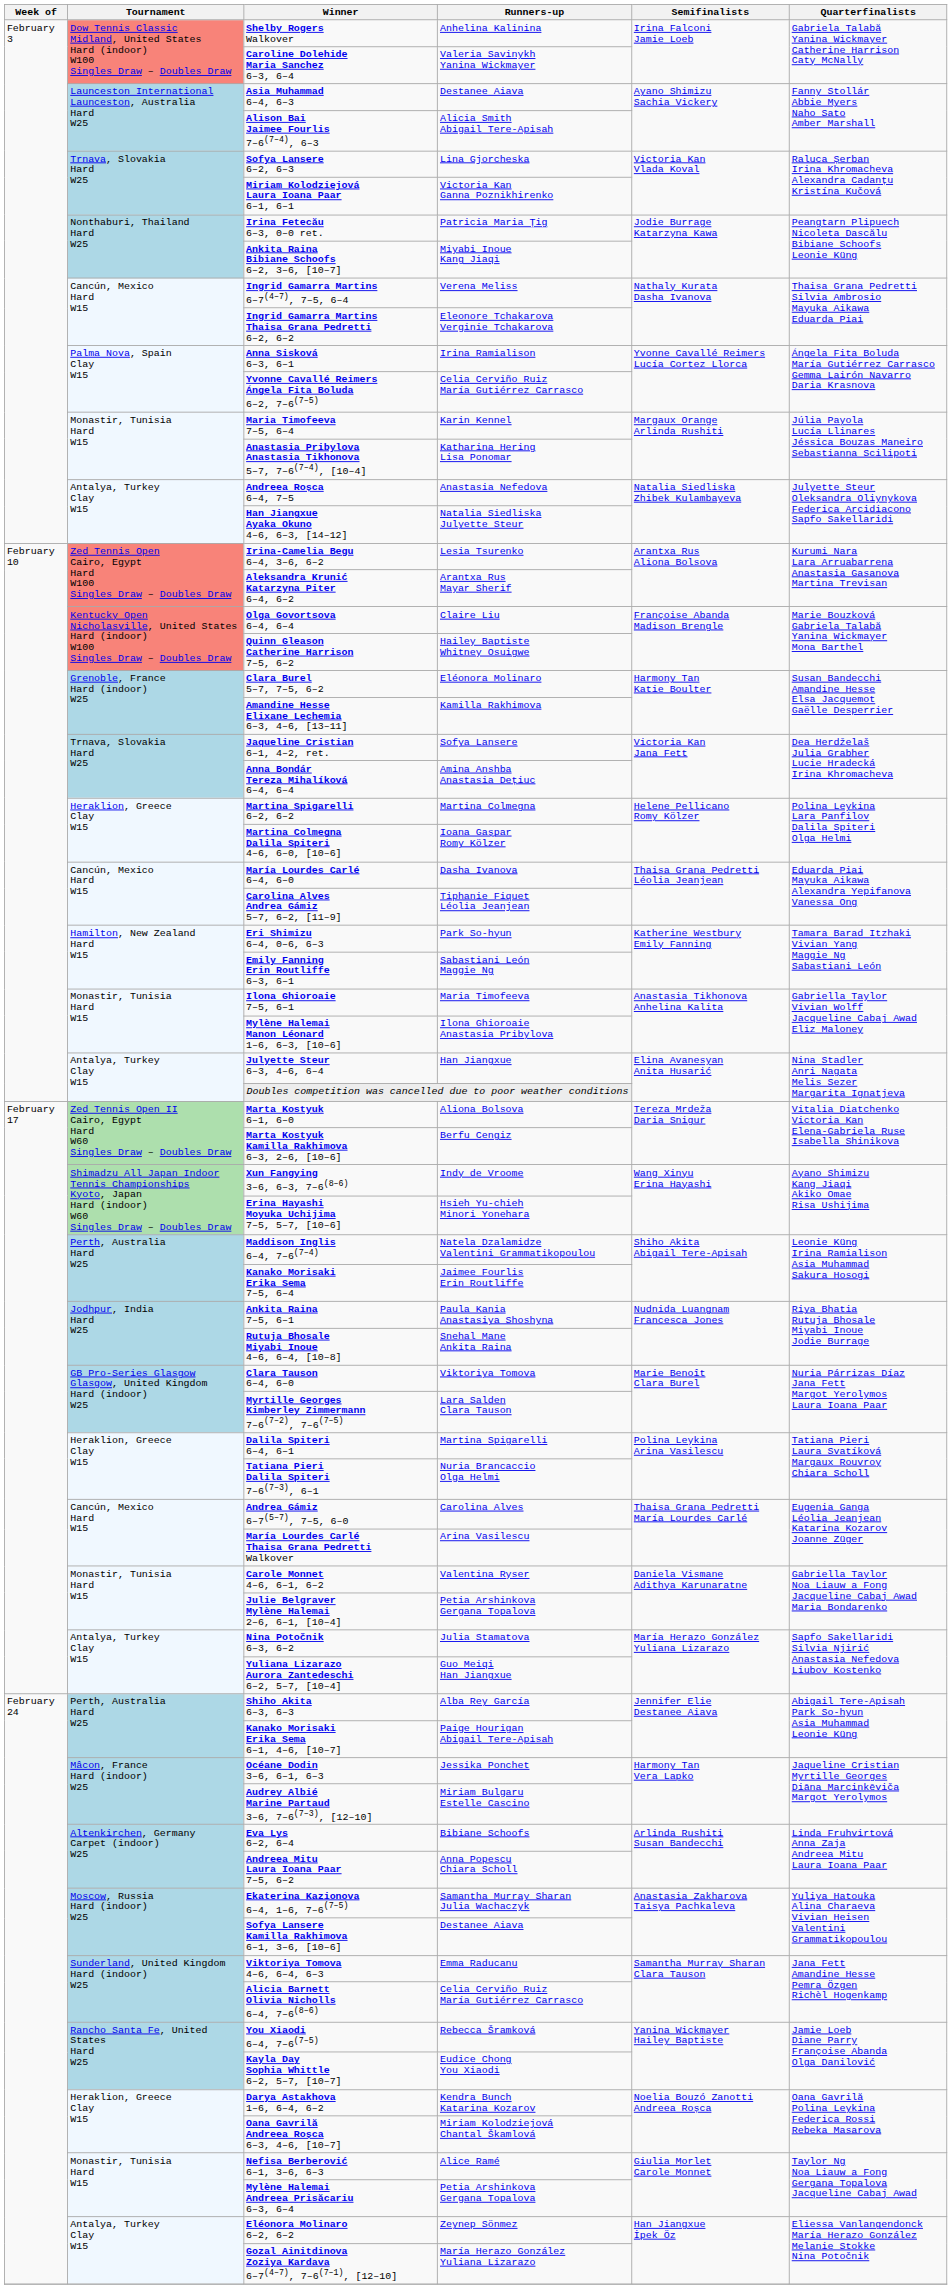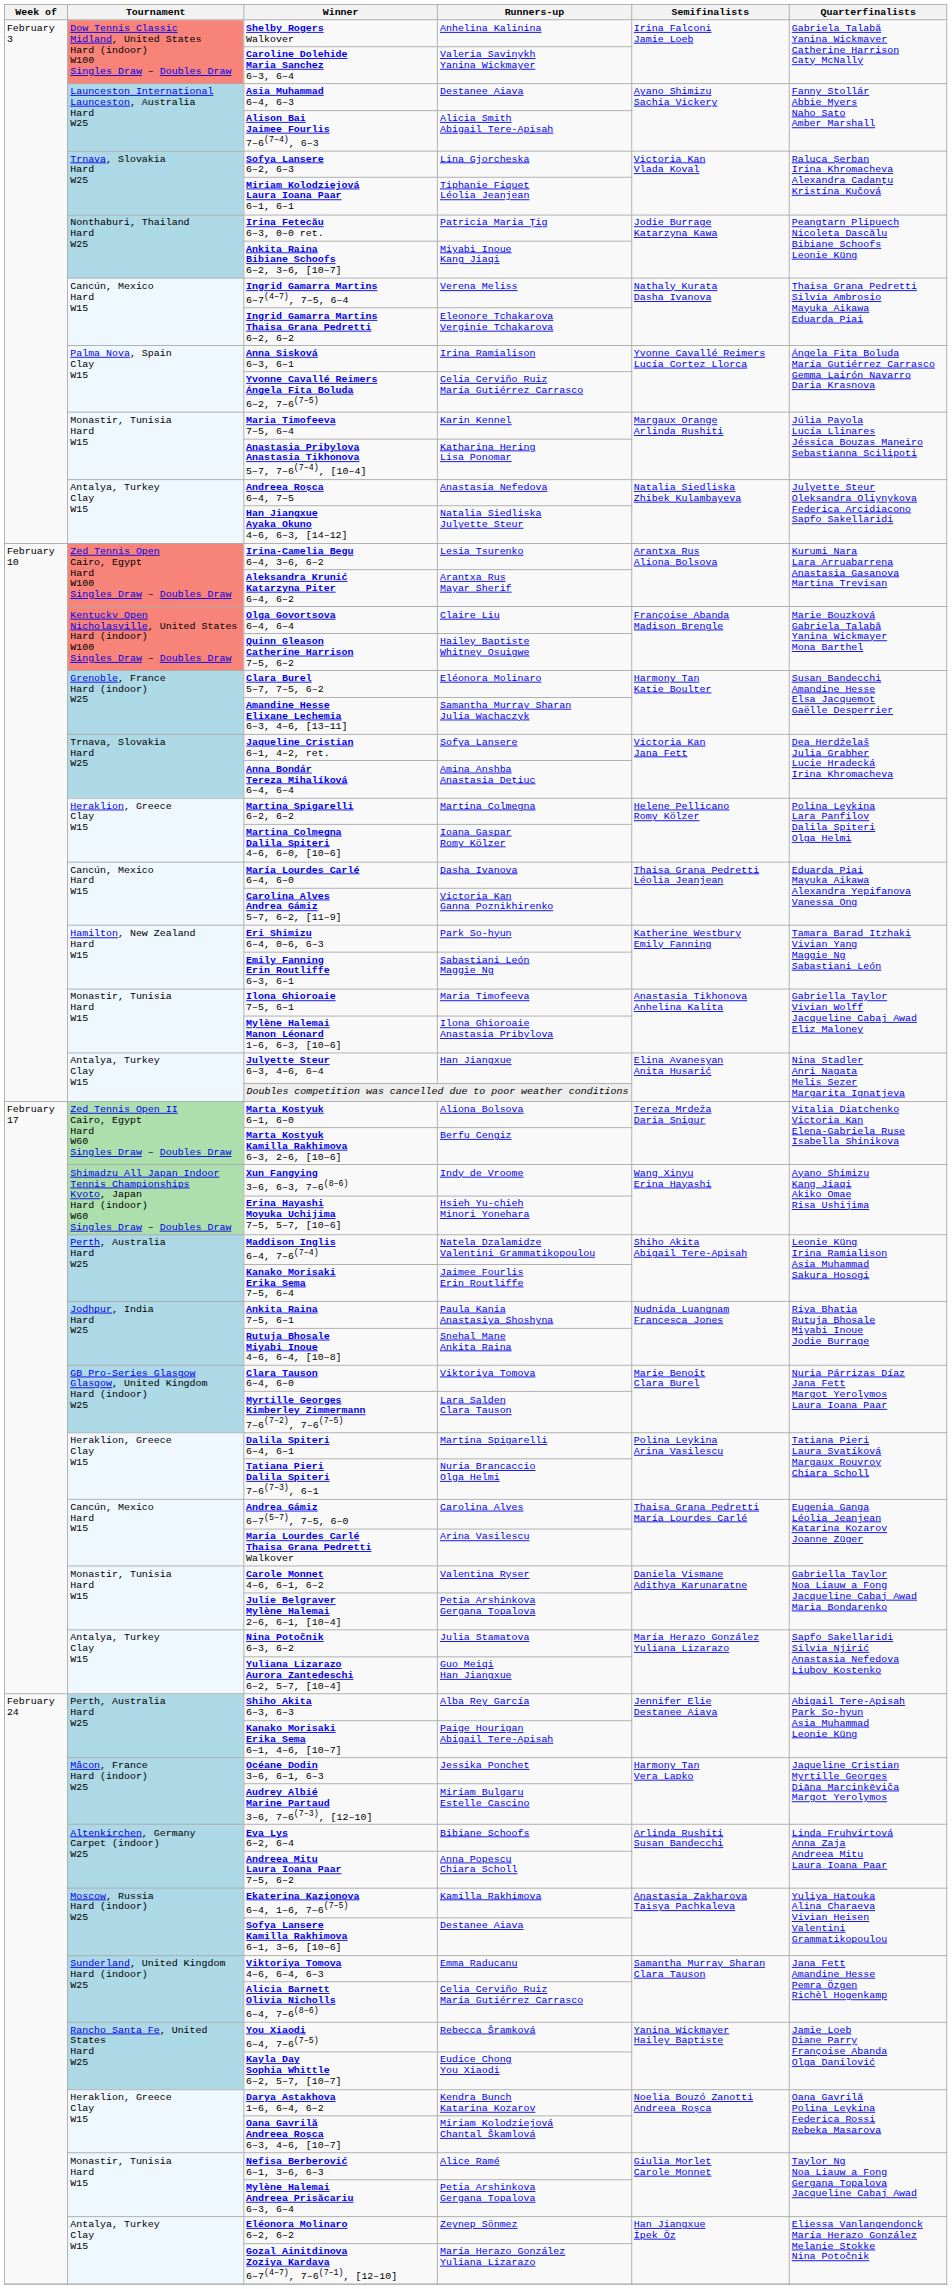(497, 191) Victoria Kan Ganna Poznikhirenko -> (485, 191) Tiphanie Fiquet Léolia Jeanjean
(491, 705) Kamilla Rakhimova -> (506, 710) Samantha Murray Sharan Julia Wachaczyk
(485, 902) Tiphanie Fiquet Léolia Jeanjean -> (497, 902) Victoria Kan Ganna Poznikhirenko
(506, 1902) Samantha Murray Sharan Julia Wachaczyk -> (491, 1896) Kamilla Rakhimova
